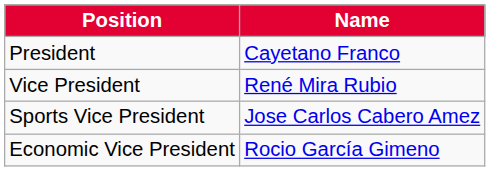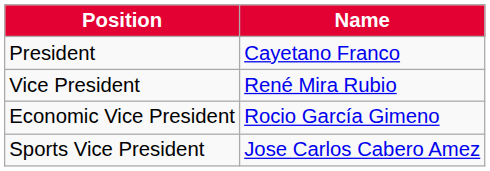rows swapped: (122, 149) <-> (107, 117)
